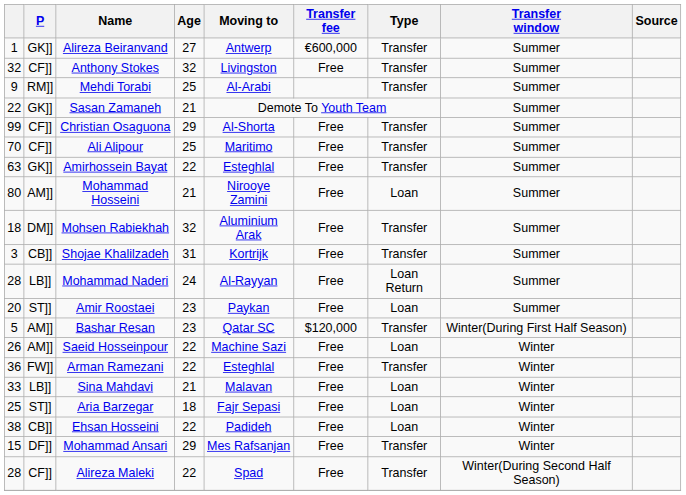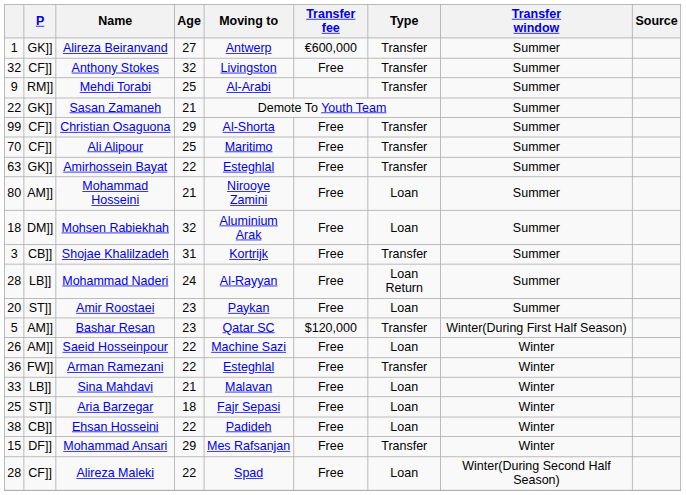(404, 227) Transfer -> (404, 227) Loan
(404, 473) Transfer -> (404, 473) Loan
